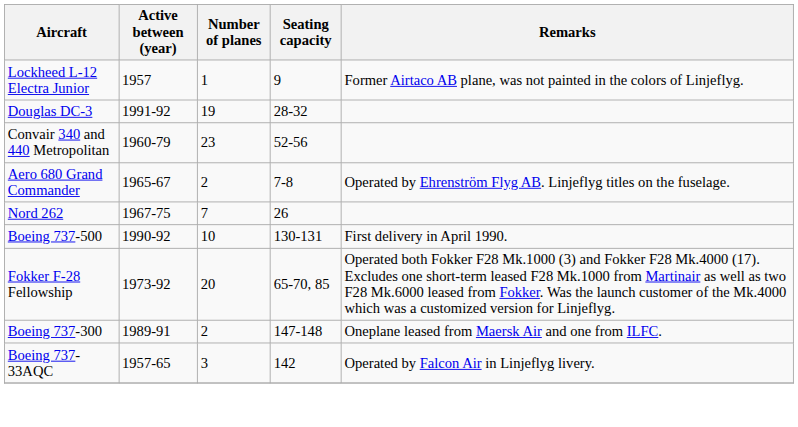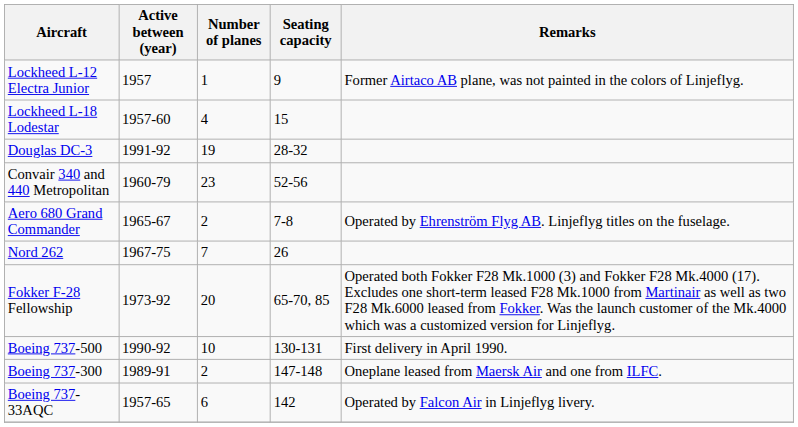+ row: (52, 119)
rows swapped: (44, 284) <-> (55, 236)
(204, 363) 3 -> (204, 402) 6
